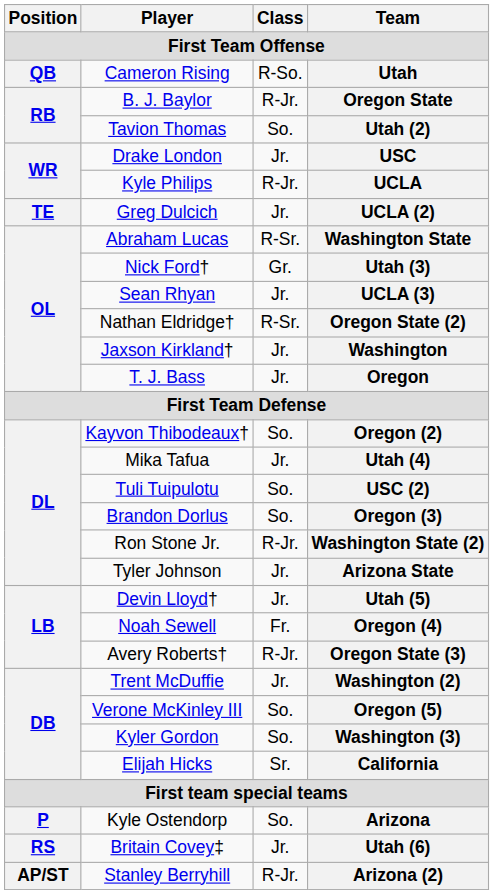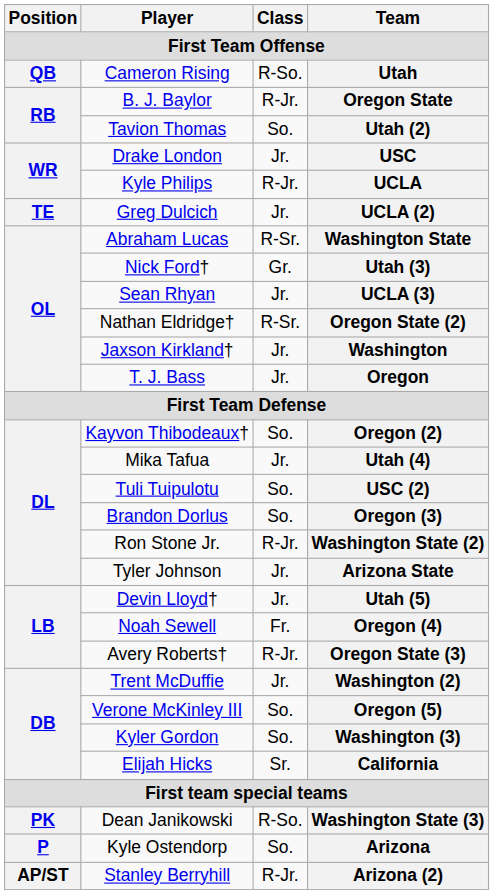+ row: (398, 820)
- row: (398, 848)
